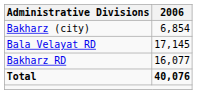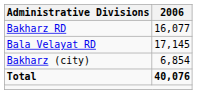rows swapped: (36, 61) <-> (48, 29)
